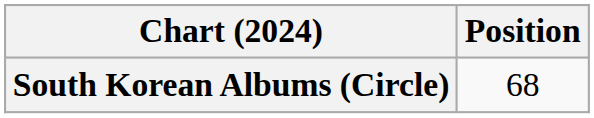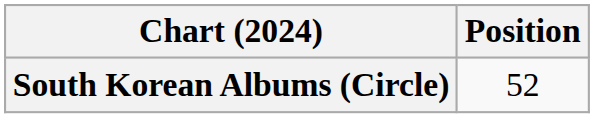(523, 84) 68 -> (523, 84) 52
